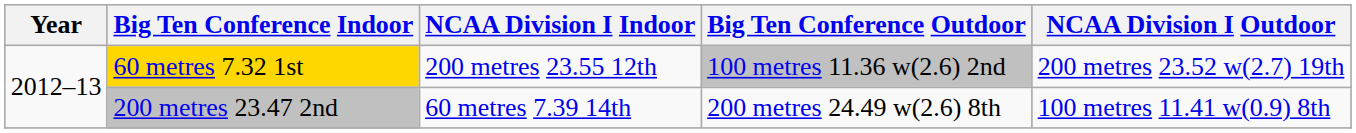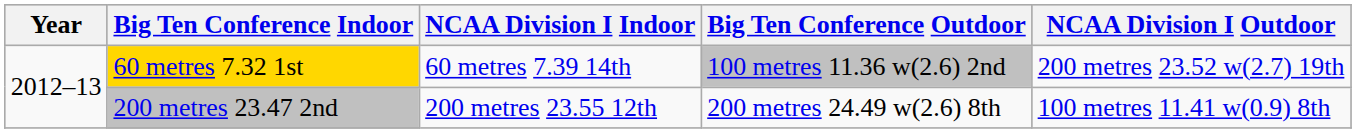(541, 66) 200 metres 23.55 12th -> (528, 66) 60 metres 7.39 14th
(528, 107) 60 metres 7.39 14th -> (541, 107) 200 metres 23.55 12th
